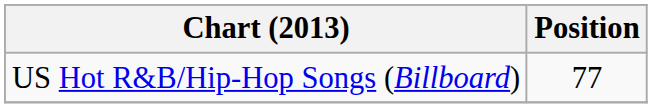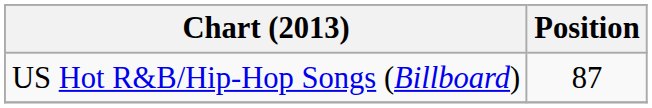(587, 77) 77 -> (587, 77) 87
